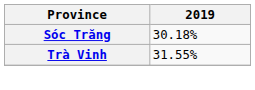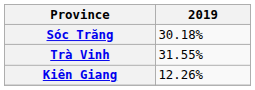+ row: (80, 75)
